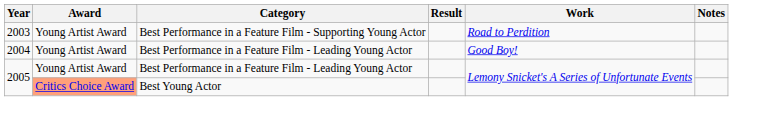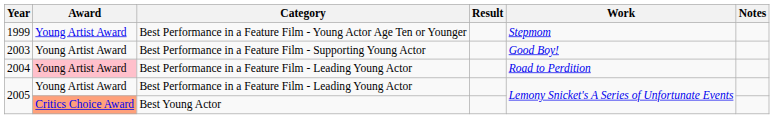+ row: (19, 31)
(509, 31) Road to Perdition -> (534, 50) Good Boy!
(81, 50) no background -> (81, 68) pink background
(493, 50) Good Boy! -> (550, 68) Road to Perdition
